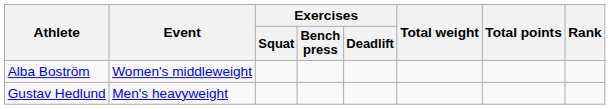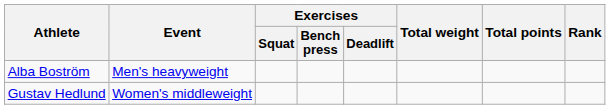(182, 72) Women's middleweight -> (170, 72) Men's heavyweight
(170, 94) Men's heavyweight -> (182, 94) Women's middleweight
